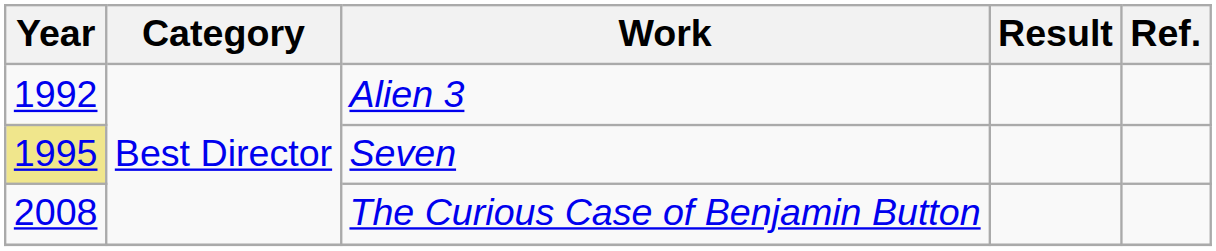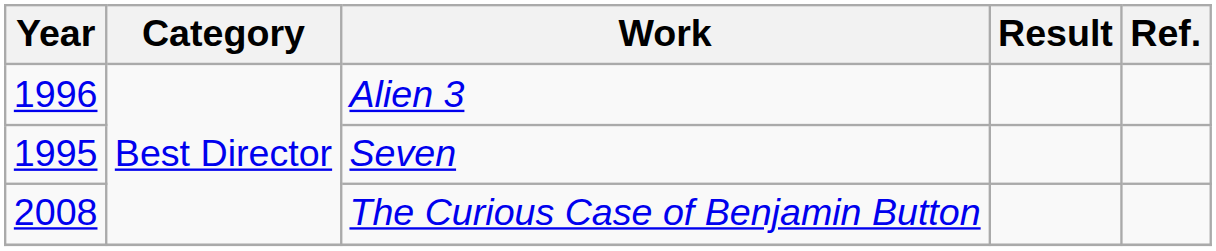(56, 93) 1992 -> (56, 93) 1996
(56, 153) khaki background -> (56, 153) no background
